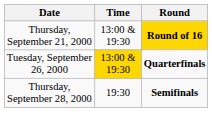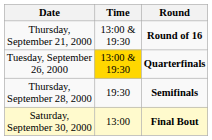(175, 35) gold background -> (175, 35) no background
+ row: (49, 121)
